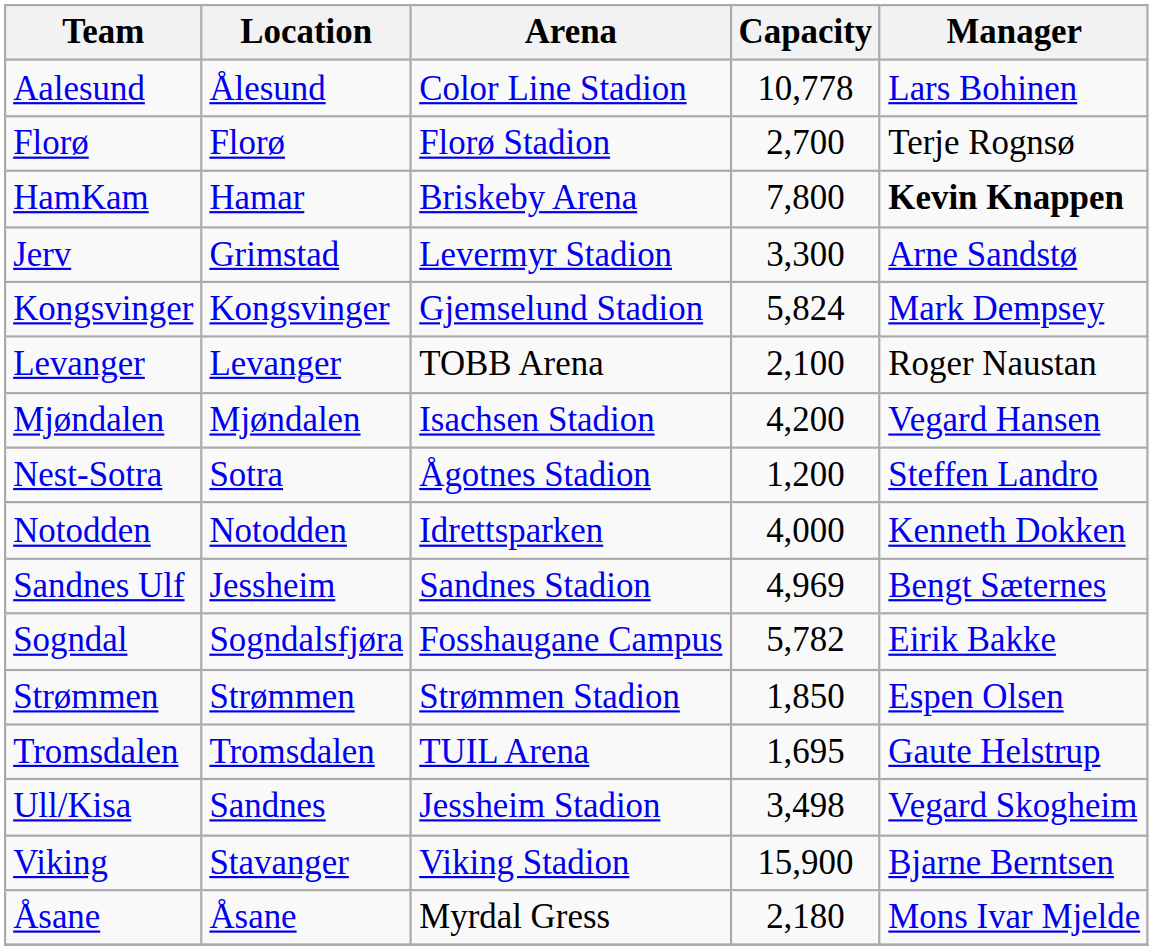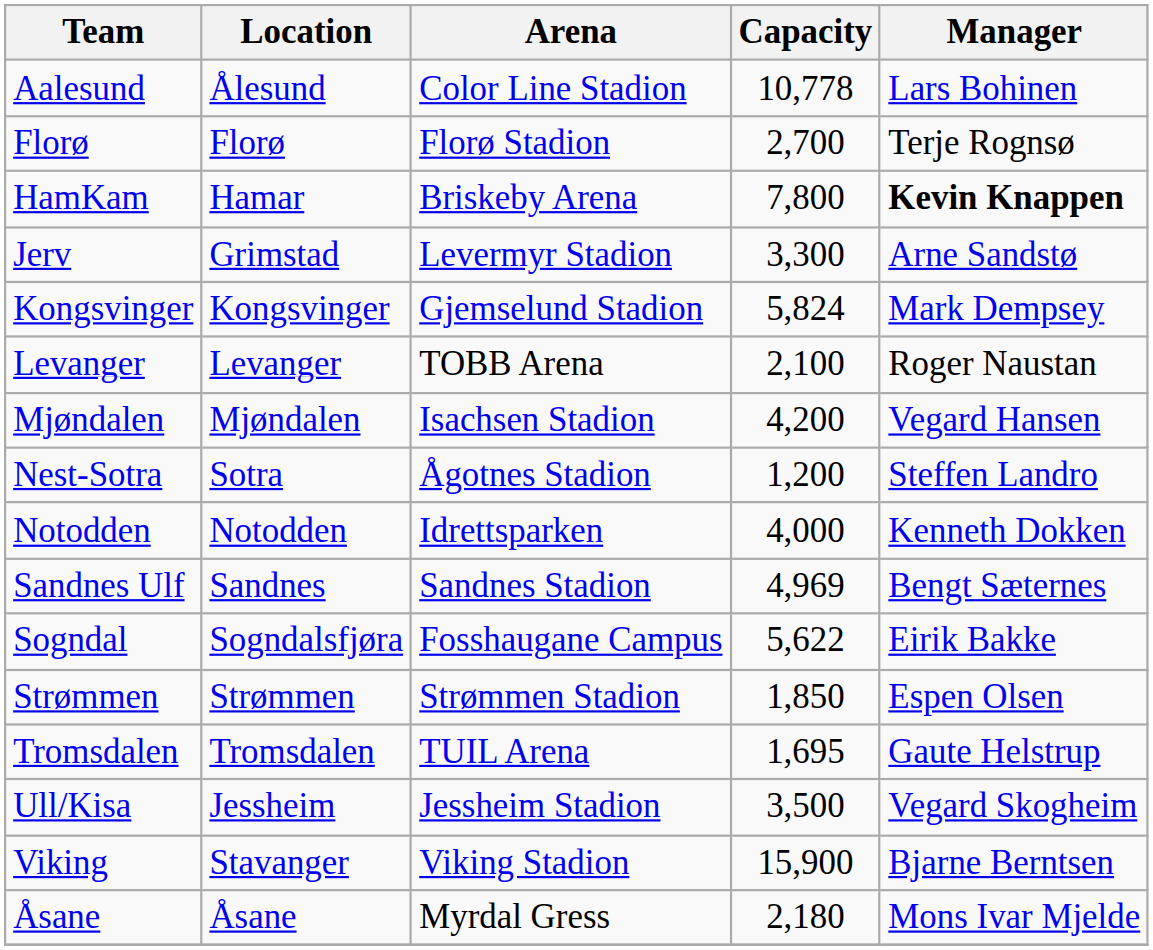(272, 585) Jessheim -> (268, 585) Sandnes
(805, 640) 5,782 -> (805, 640) 5,622
(268, 806) Sandnes -> (272, 806) Jessheim
(805, 806) 3,498 -> (805, 806) 3,500
